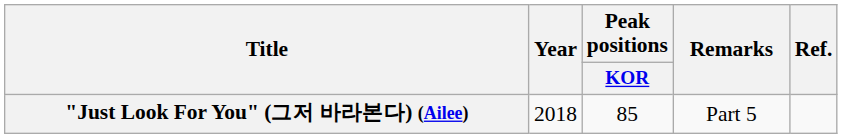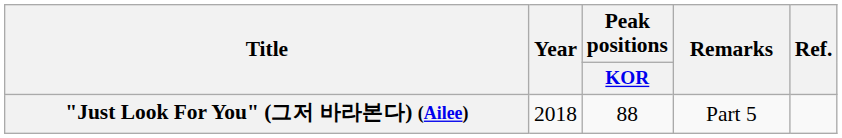(627, 113) 85 -> (627, 113) 88
